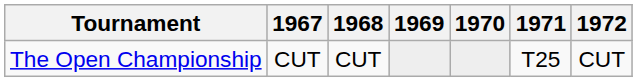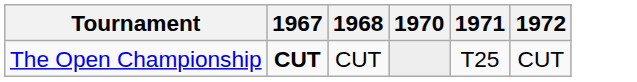- column: (419, 23)
(297, 59) normal -> (297, 59) bold
